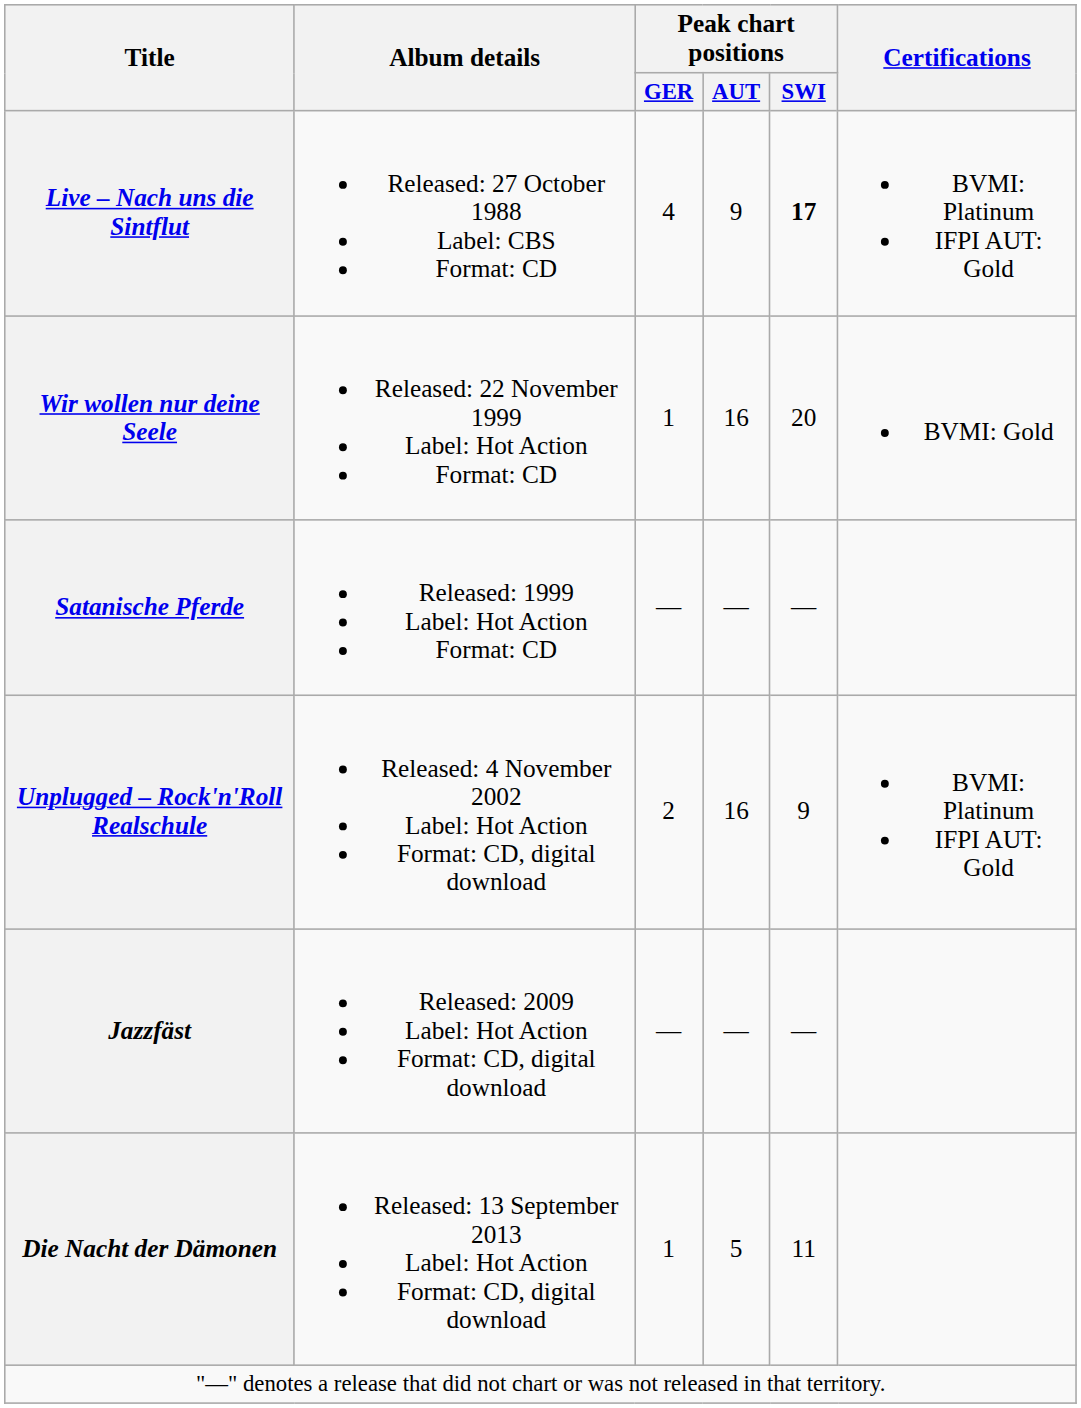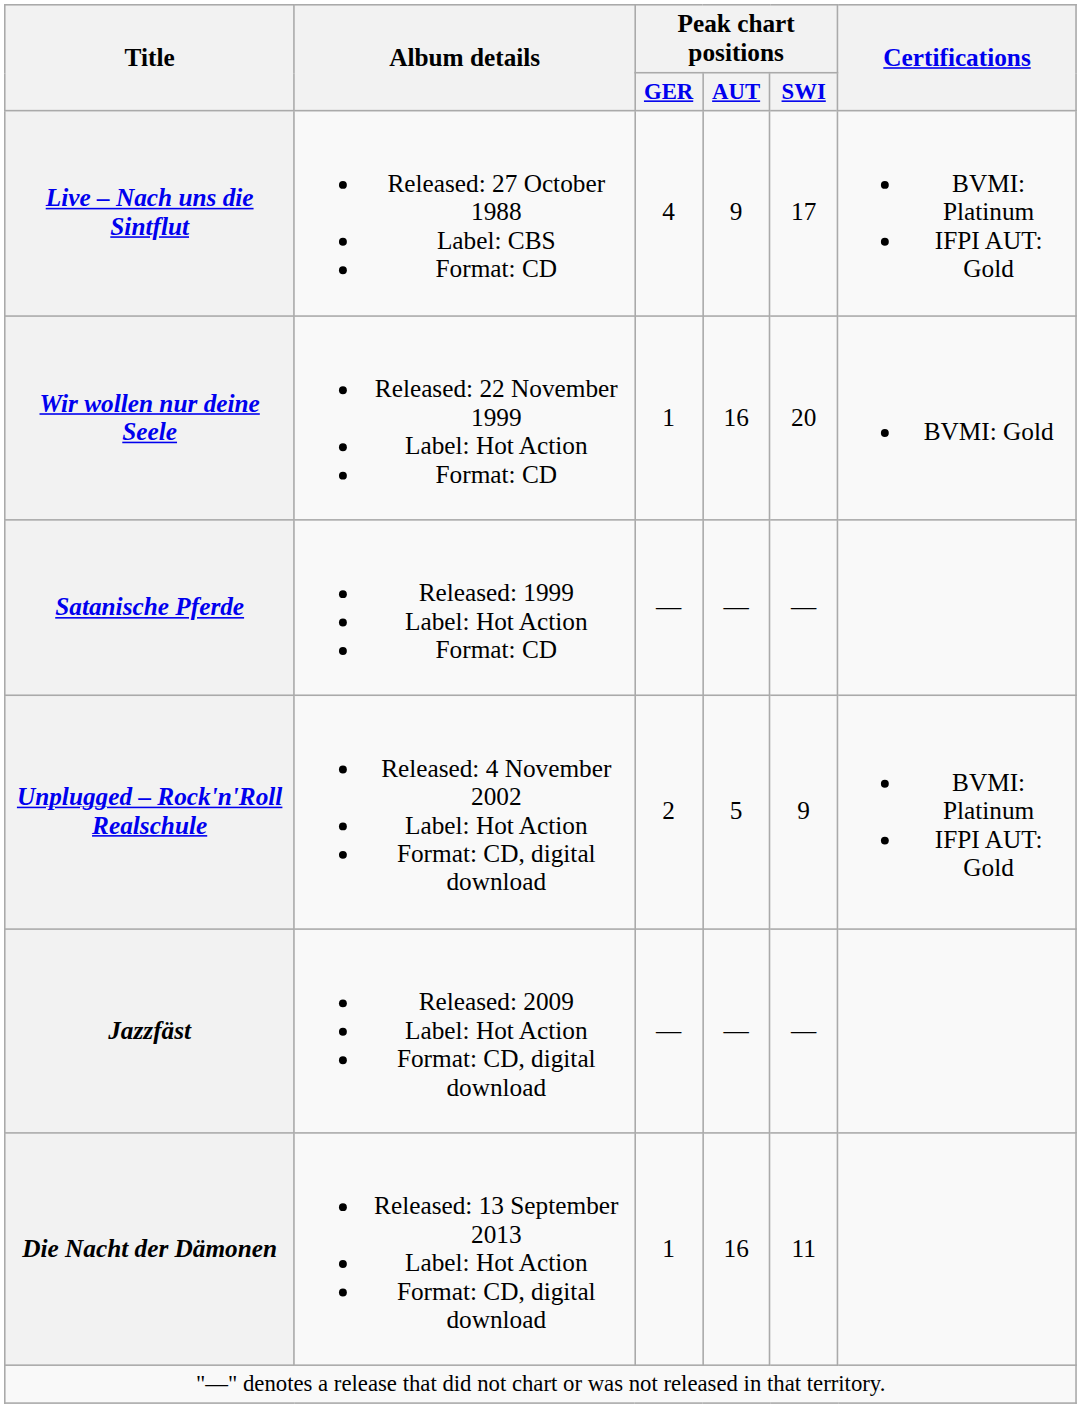(804, 212) bold -> (804, 212) normal
(736, 811) 16 -> (736, 811) 5
(736, 1249) 5 -> (736, 1249) 16
